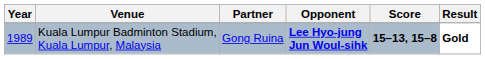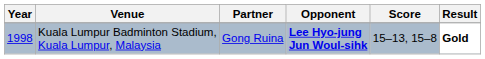(20, 38) 1989 -> (20, 38) 1998
(405, 38) bold -> (405, 38) normal
